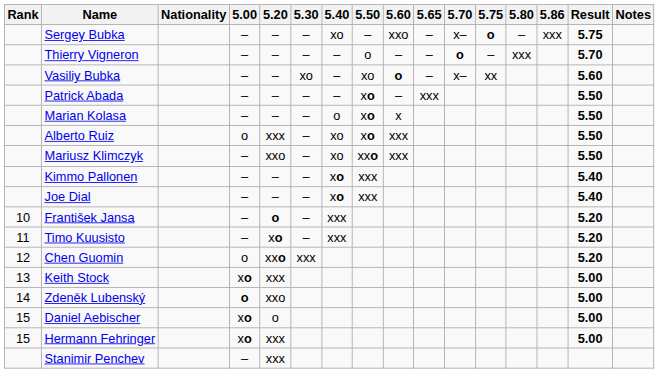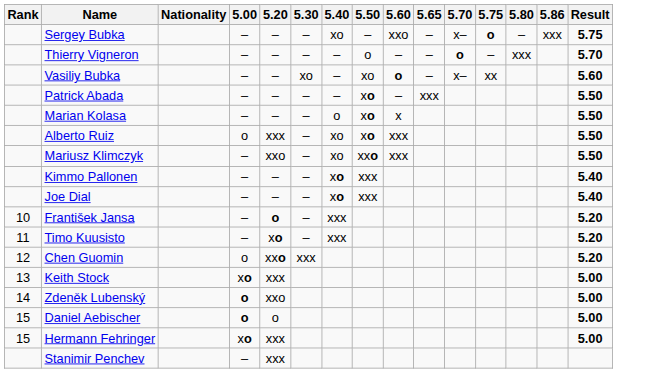- column: (633, 15)
(245, 318) xo -> (245, 318) o
